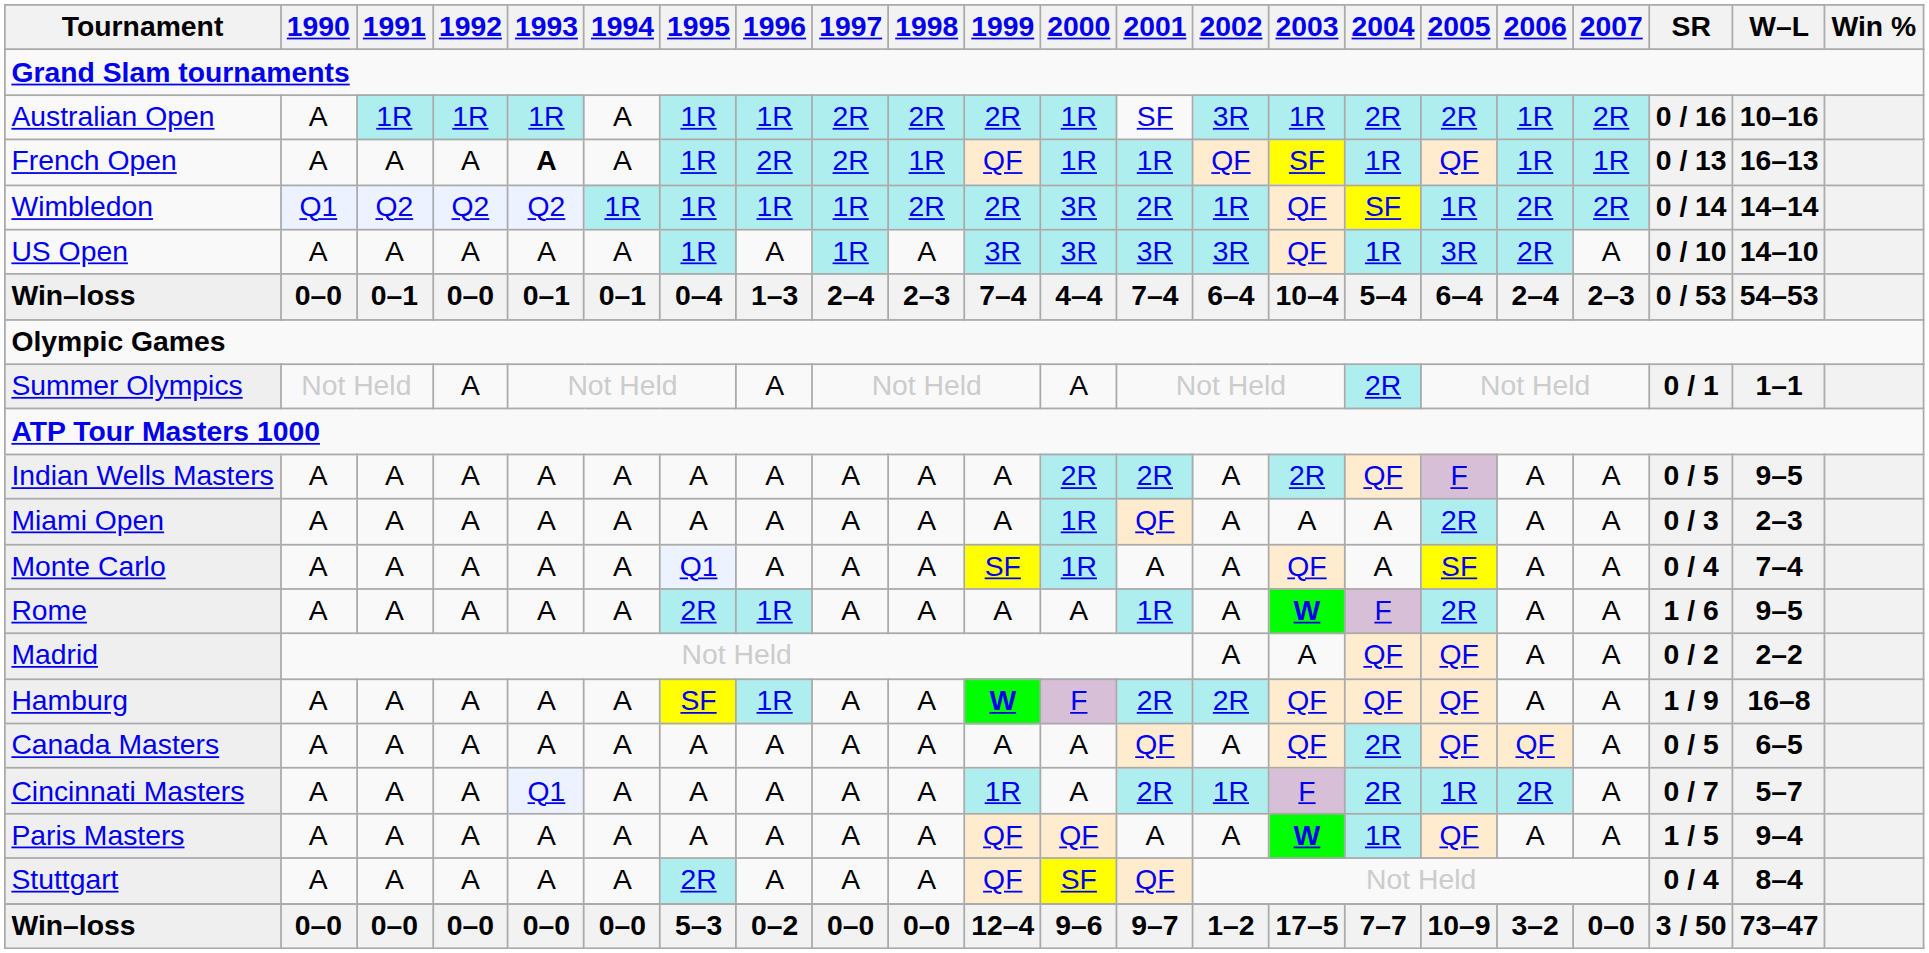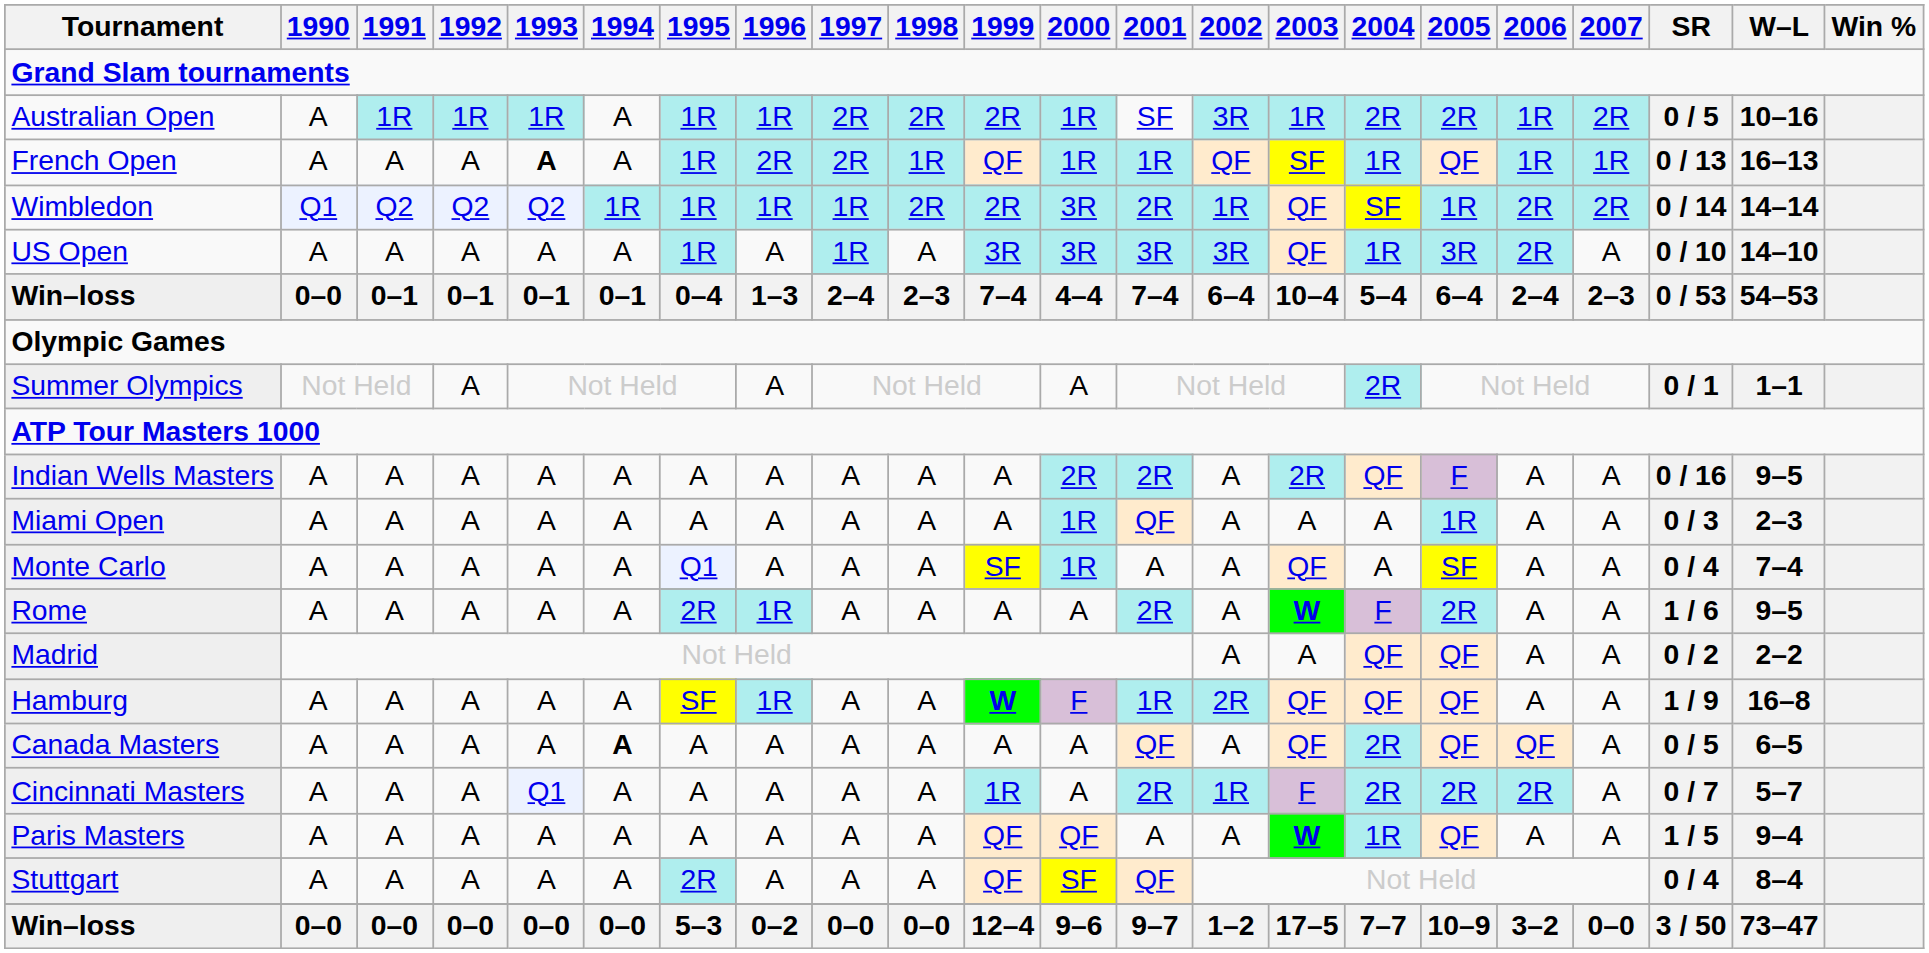(1691, 116) 0 / 16 -> (1691, 116) 0 / 5
(470, 296) 0–0 -> (470, 296) 0–1
(1691, 476) 0 / 5 -> (1691, 476) 0 / 16
(1459, 521) 2R -> (1459, 521) 1R
(1155, 610) 1R -> (1155, 610) 2R
(1155, 700) 2R -> (1155, 700) 1R
(622, 745) normal -> (623, 745) bold
(1459, 790) 1R -> (1459, 790) 2R
